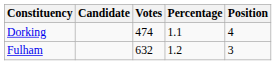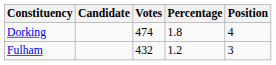(175, 32) 1.1 -> (175, 32) 1.8
(144, 50) 632 -> (144, 50) 432
